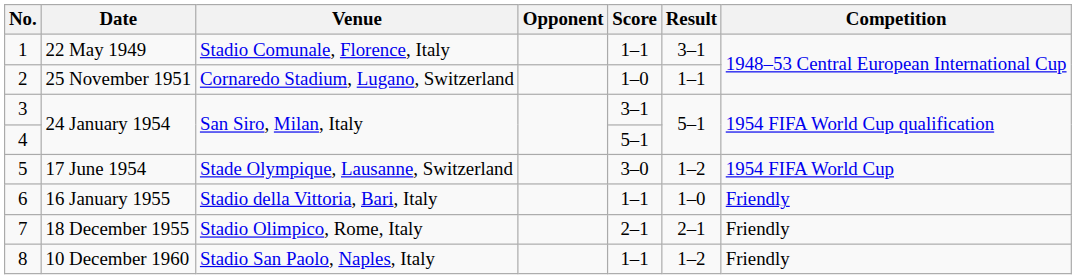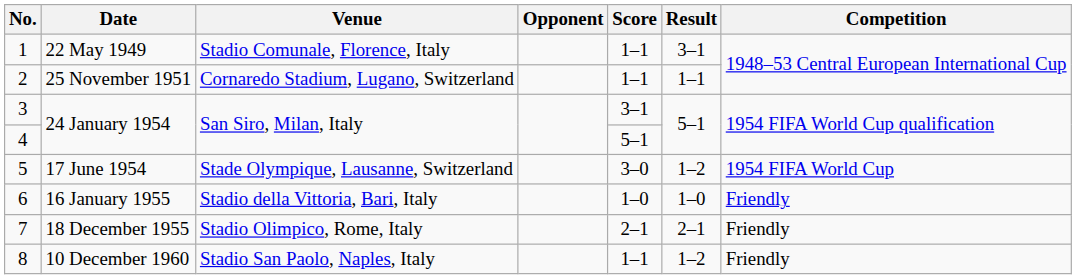(635, 79) 1–0 -> (635, 79) 1–1
(635, 199) 1–1 -> (635, 199) 1–0
